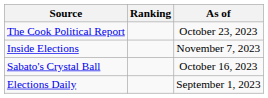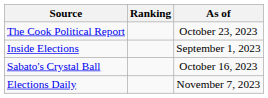(218, 48) November 7, 2023 -> (218, 48) September 1, 2023
(218, 84) September 1, 2023 -> (218, 84) November 7, 2023
